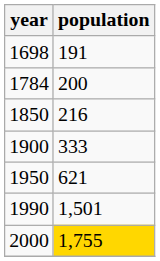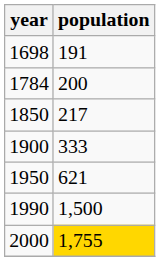(73, 114) 216 -> (73, 114) 217
(80, 209) 1,501 -> (80, 209) 1,500
